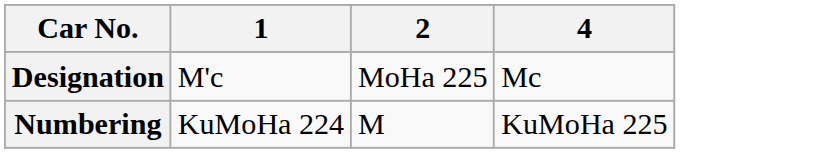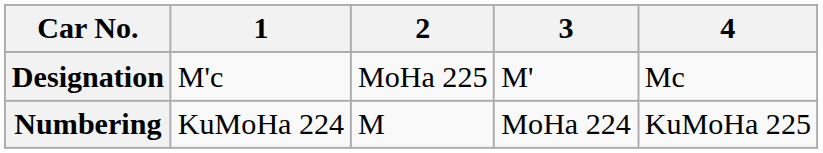+ column: (566, 28)
